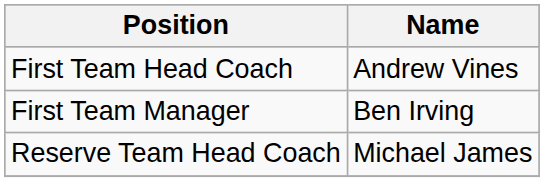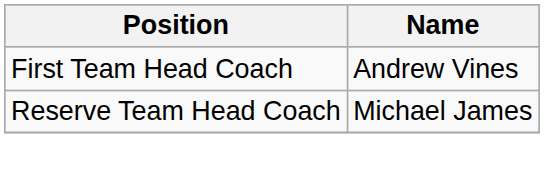- row: (130, 111)
